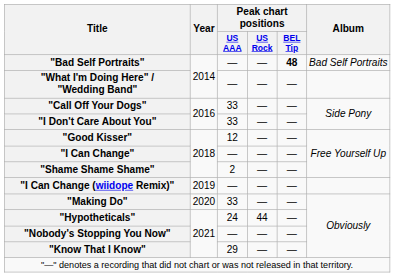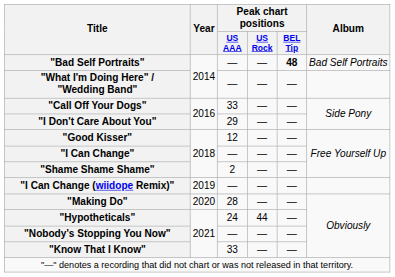(232, 122) 33 -> (232, 122) 29
(232, 202) 33 -> (232, 202) 28
(232, 249) 29 -> (232, 249) 33
